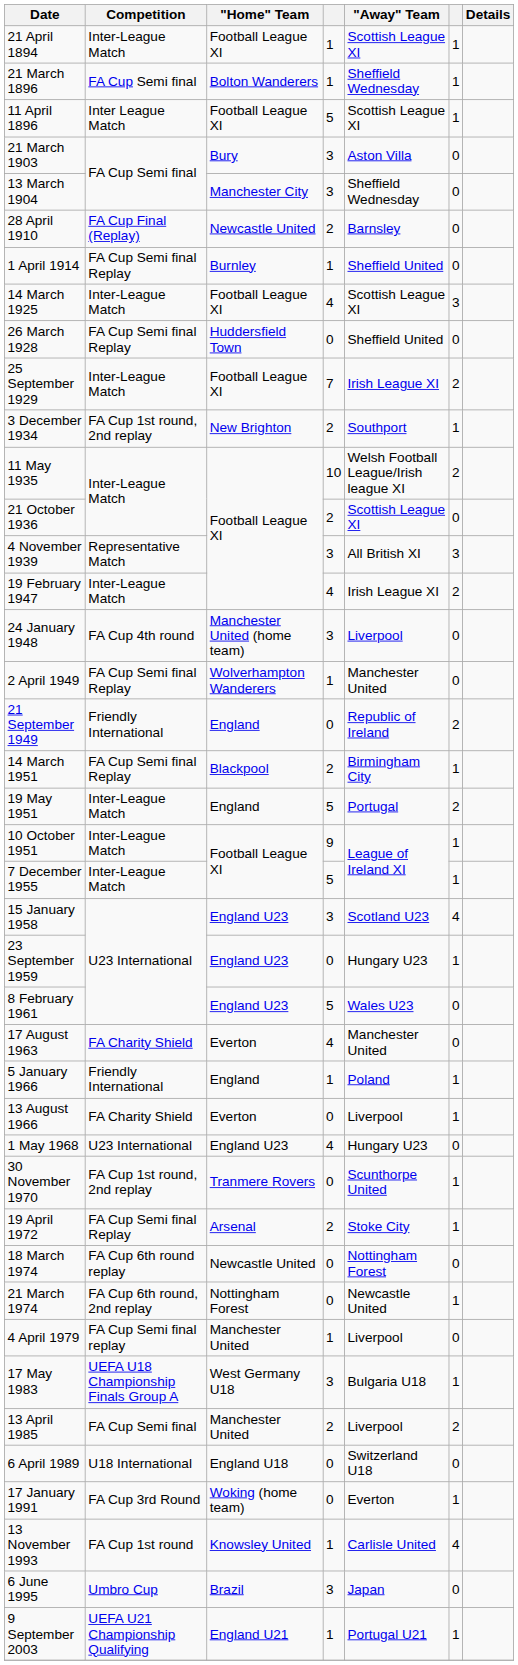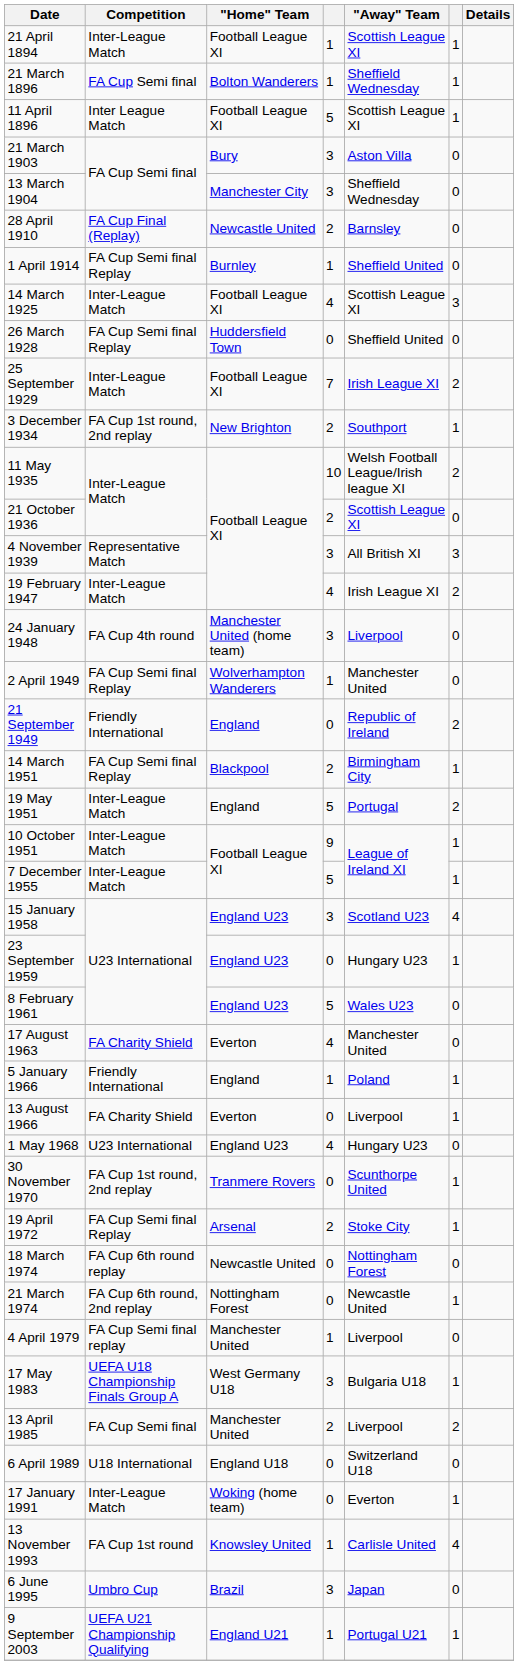(144, 1500) FA Cup 3rd Round -> (127, 1500) Inter-League Match
